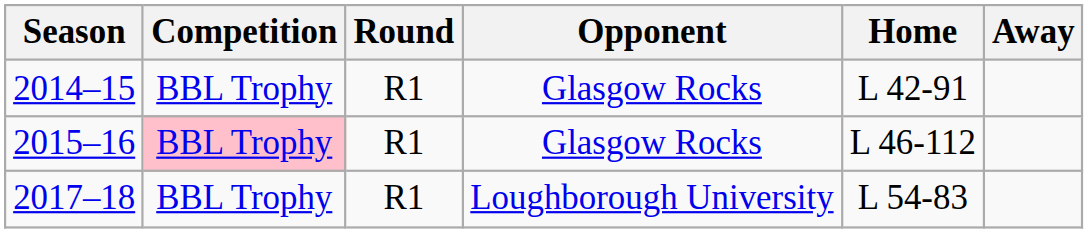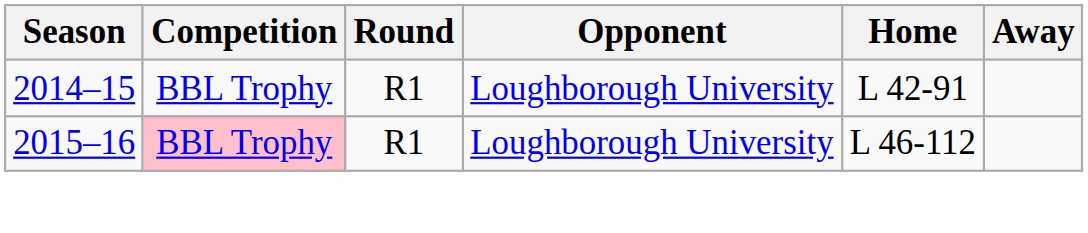(652, 87) Glasgow Rocks -> (652, 87) Loughborough University
(652, 142) Glasgow Rocks -> (652, 142) Loughborough University
- row: (74, 198)
